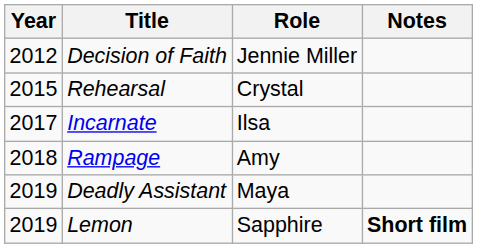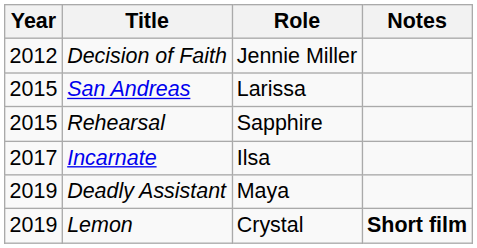+ row: (129, 89)
(270, 89) Crystal -> (280, 123) Sapphire
- row: (114, 157)
(280, 225) Sapphire -> (270, 225) Crystal
